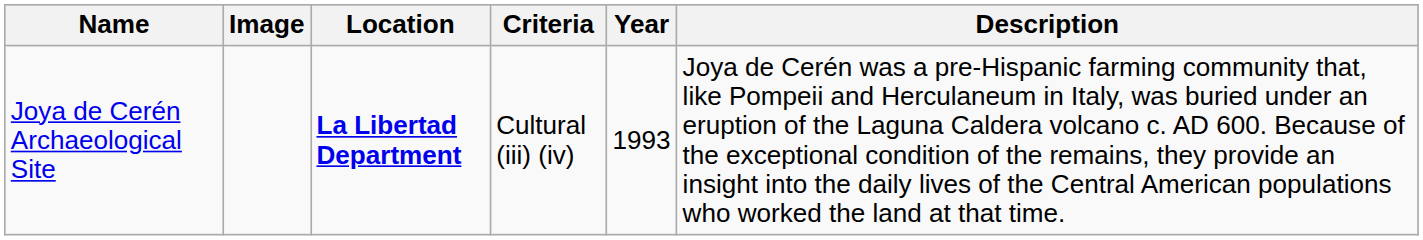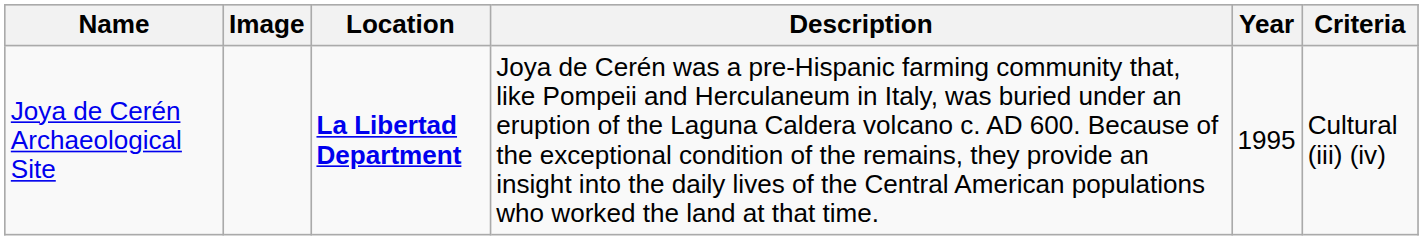columns swapped: (548, 25) <-> (1047, 25)
(642, 139) 1993 -> (1267, 139) 1995
